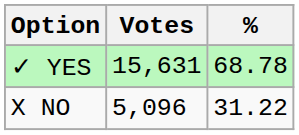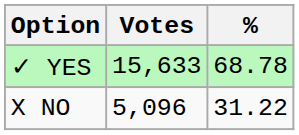(157, 67) 15,631 -> (157, 67) 15,633
